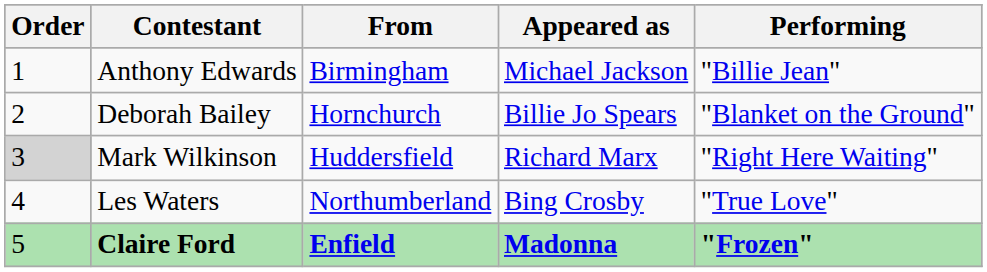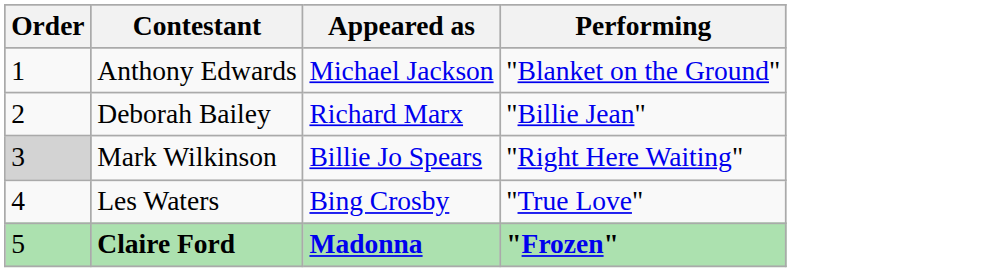- column: (400, 26)
(771, 69) "Billie Jean" -> (643, 69) "Blanket on the Ground"
(590, 113) Billie Jo Spears -> (386, 113) Richard Marx
(838, 113) "Blanket on the Ground" -> (576, 113) "Billie Jean"
(581, 157) Richard Marx -> (396, 157) Billie Jo Spears
